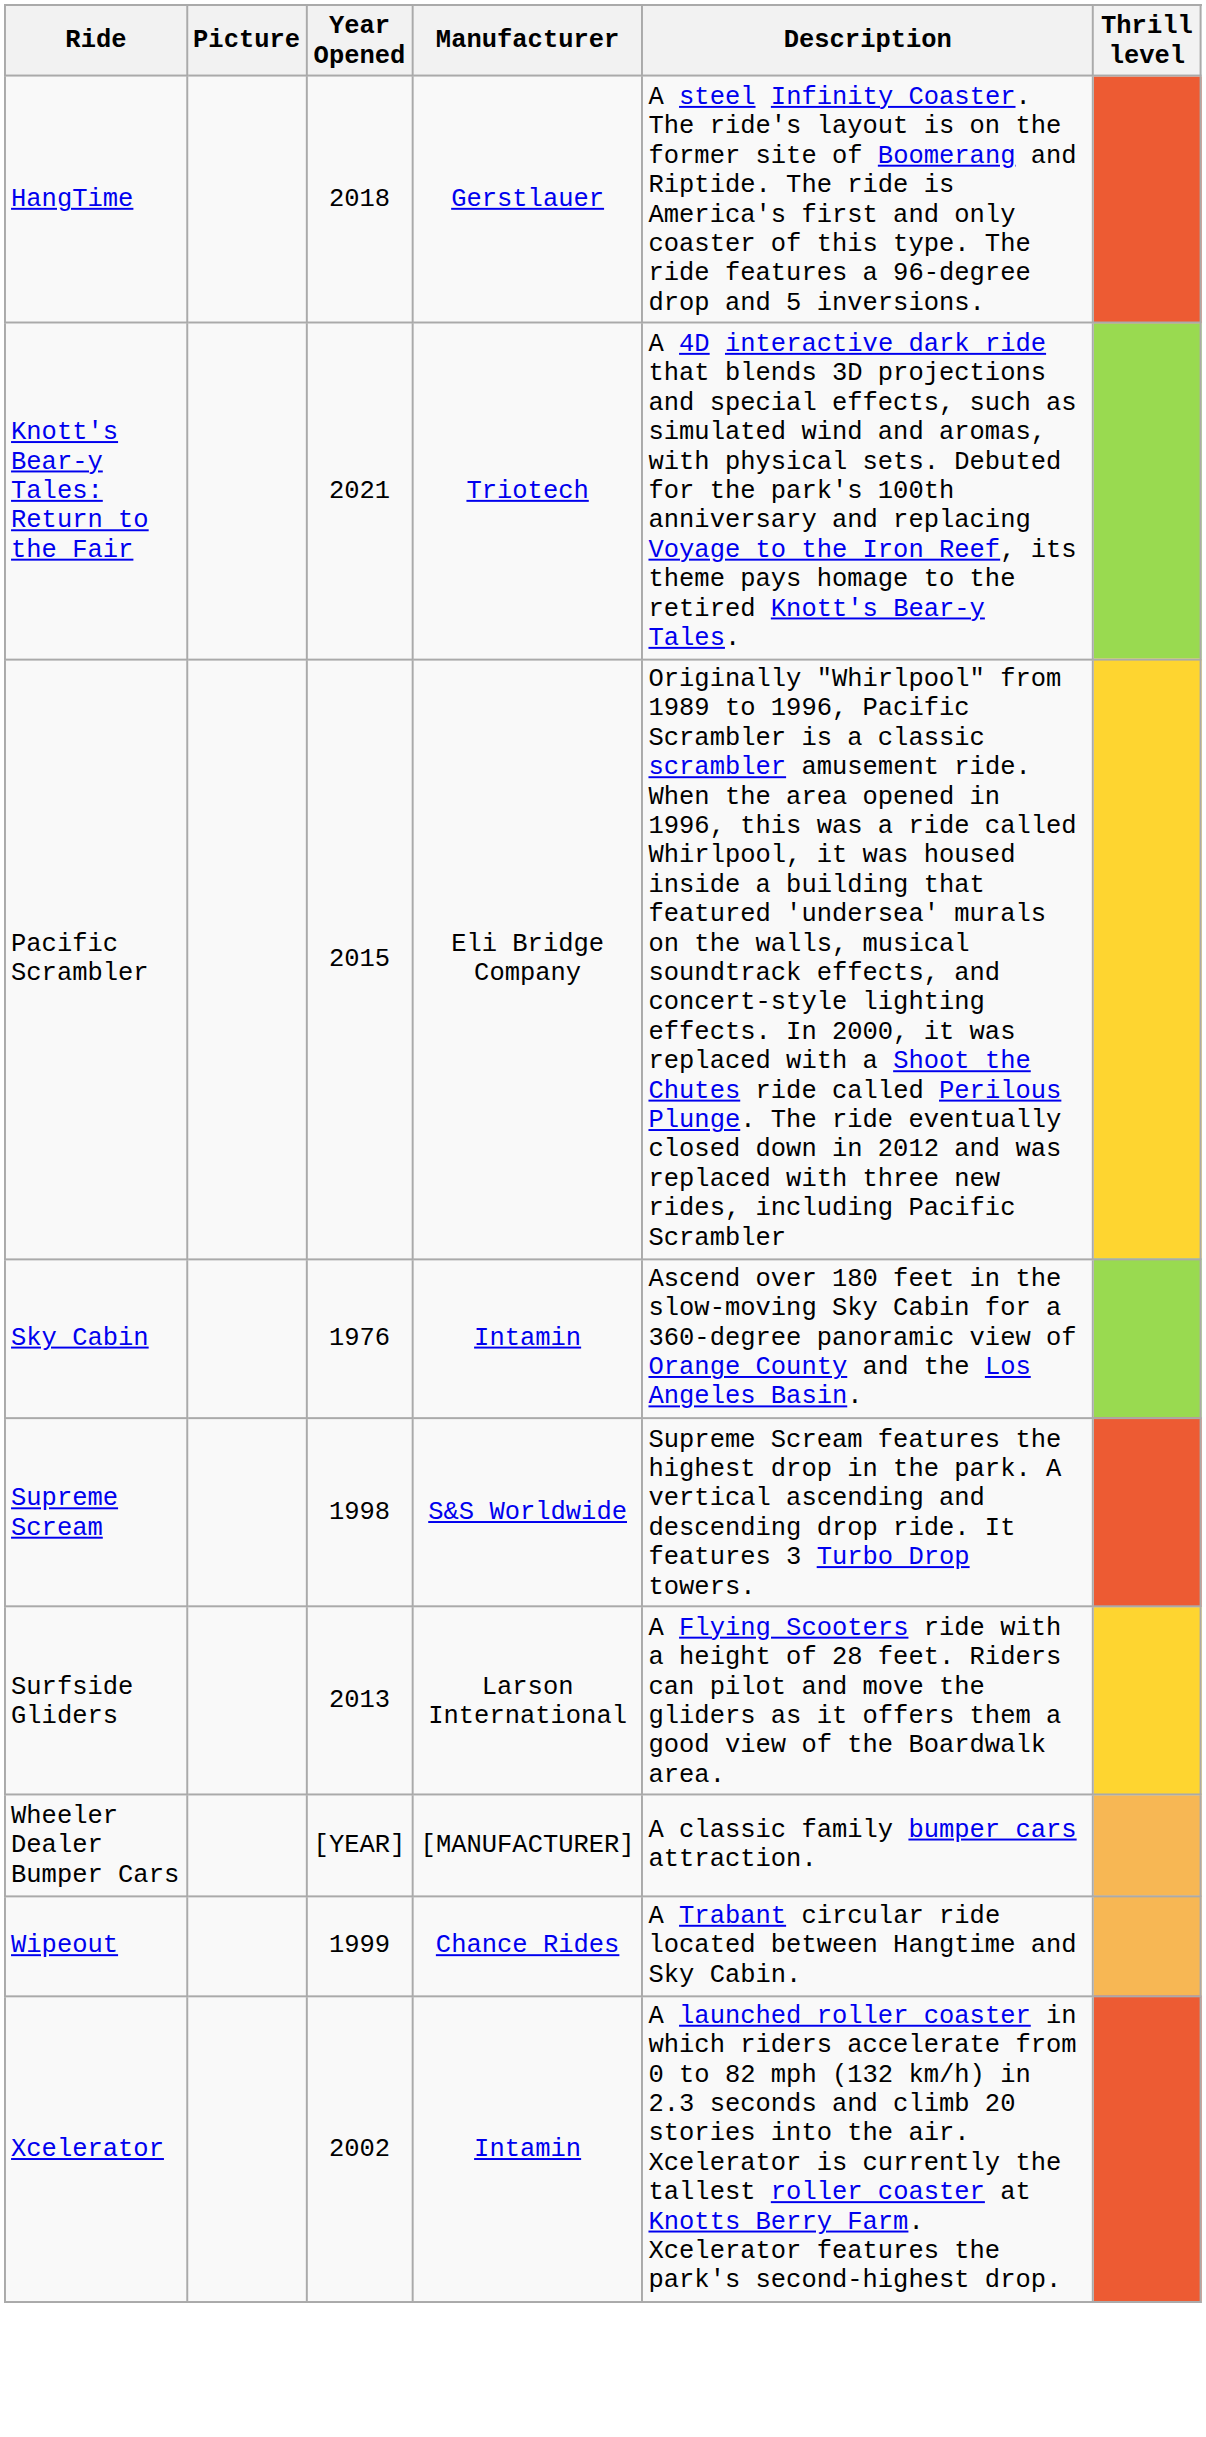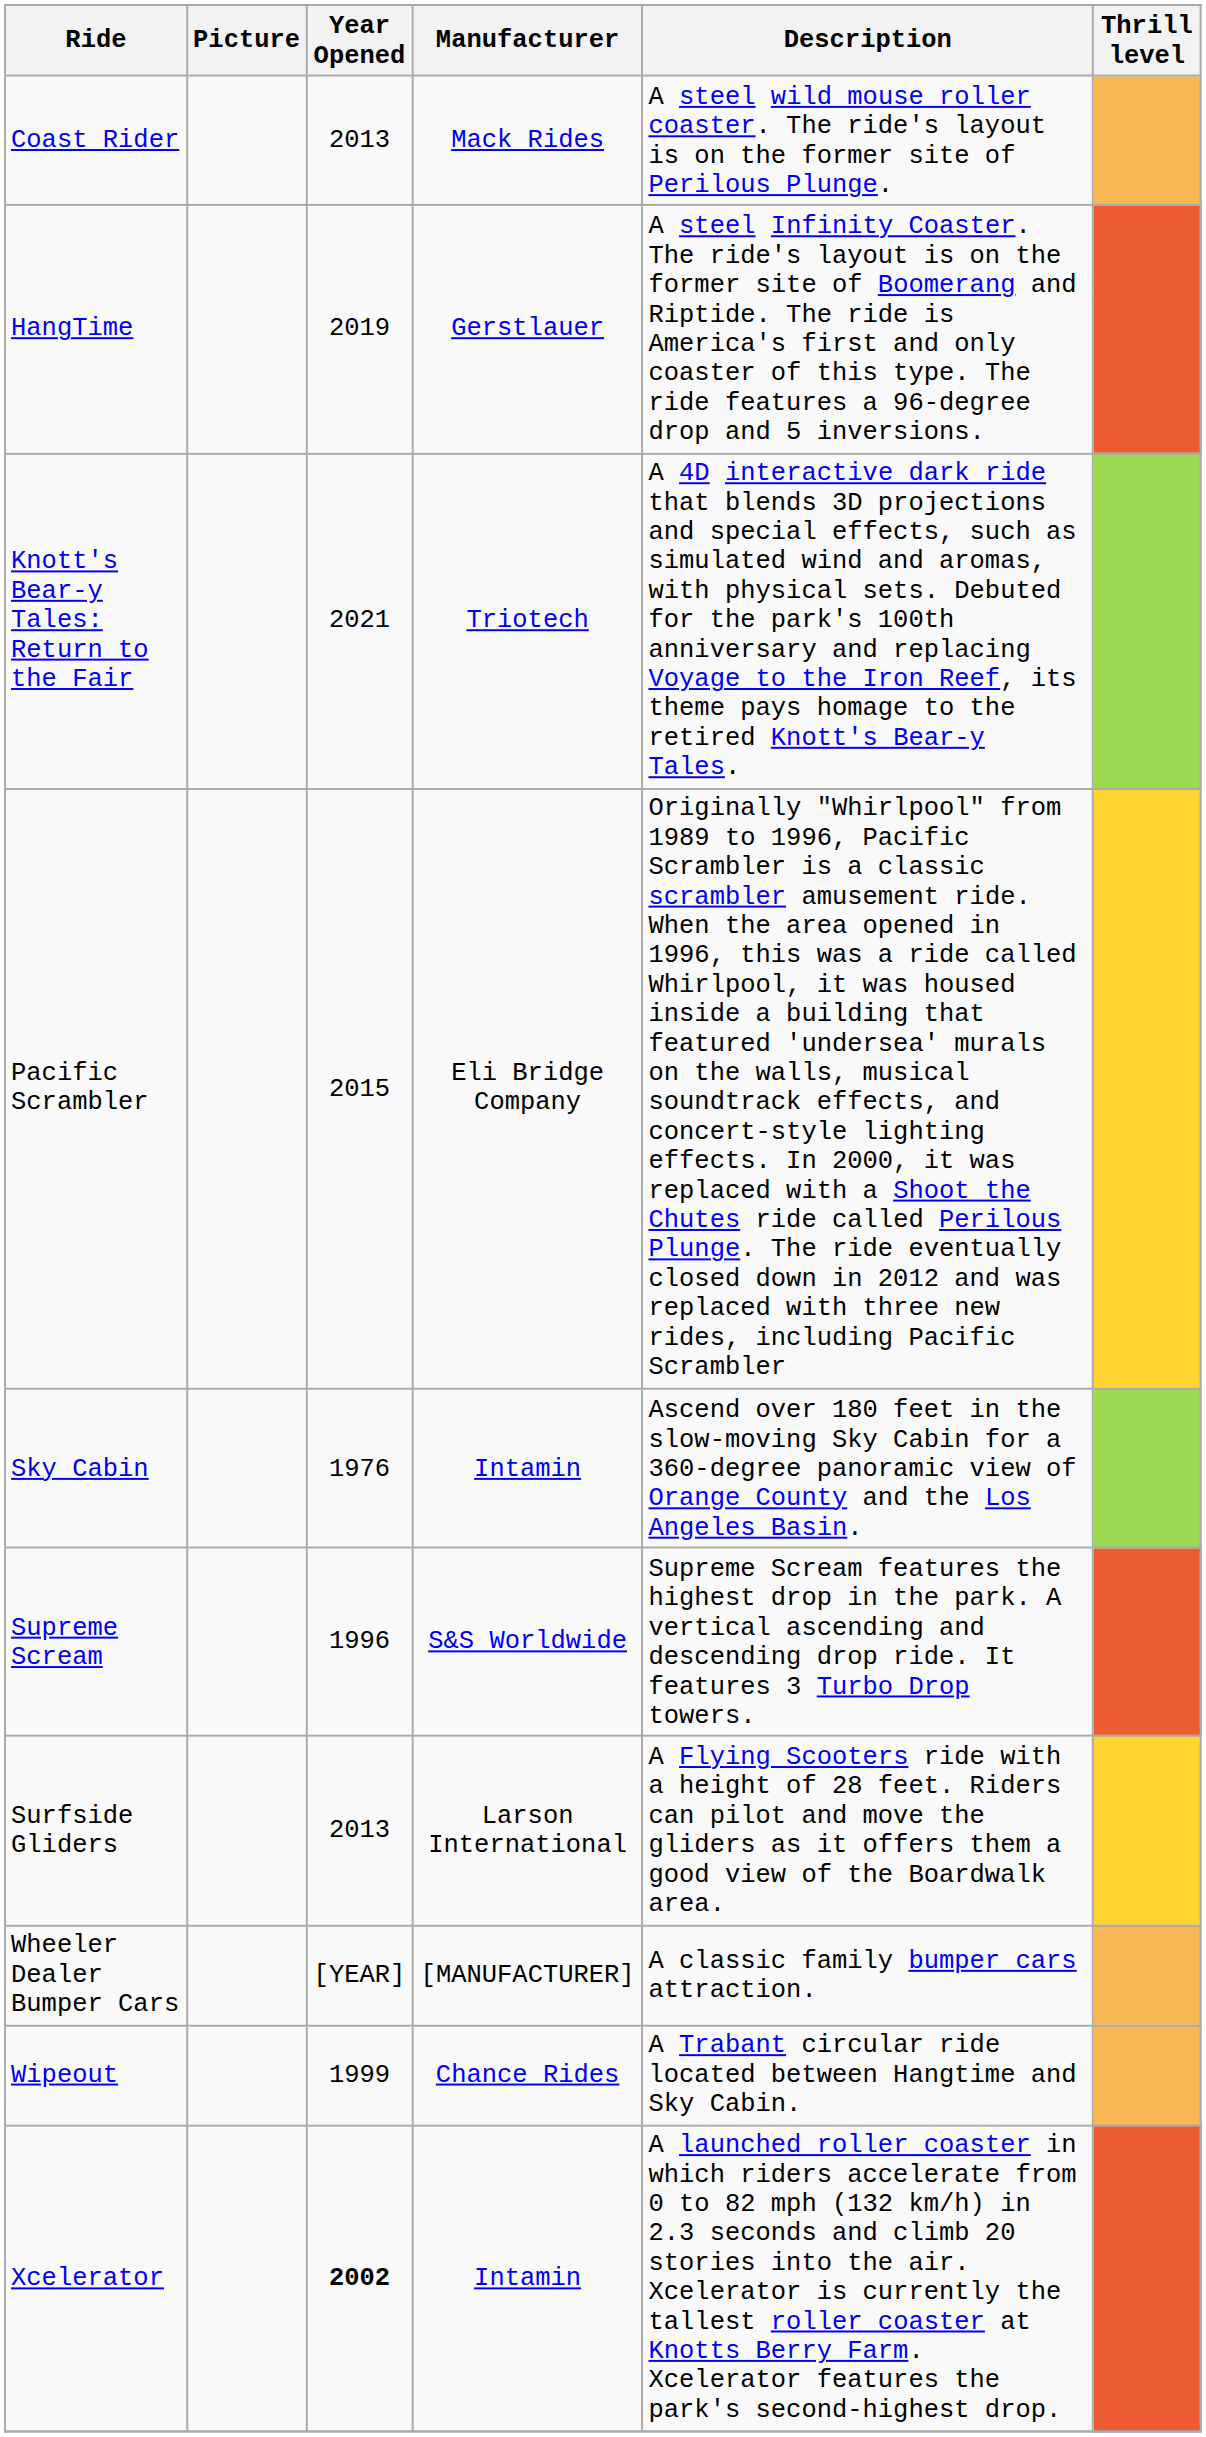+ row: (95, 141)
(359, 200) 2018 -> (359, 329) 2019
(359, 1512) 1998 -> (359, 1642) 1996
(359, 2149) normal -> (359, 2279) bold
